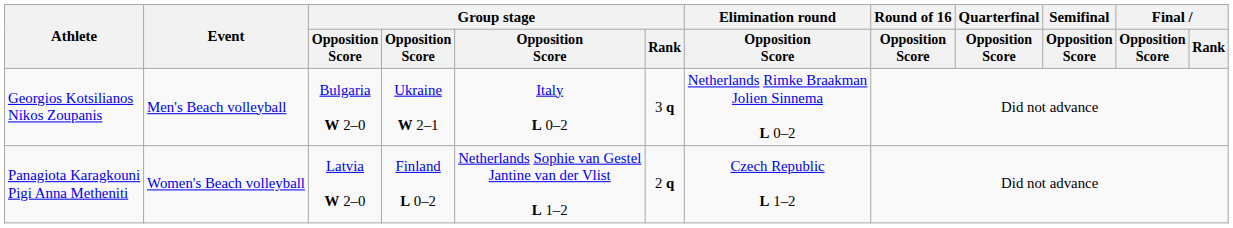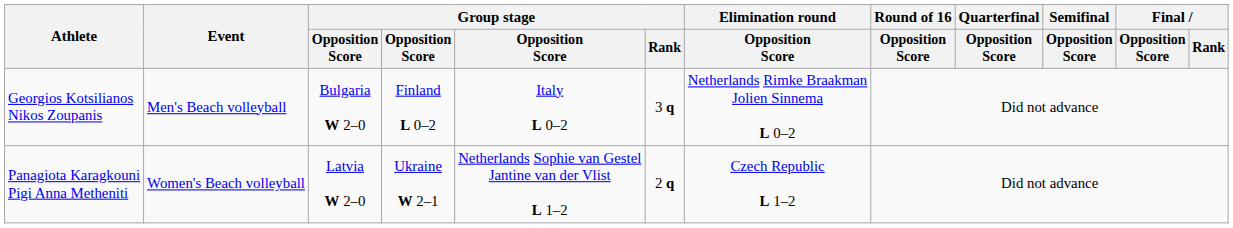(418, 107) Ukraine W 2–1 -> (418, 107) Finland L 0–2
(418, 184) Finland L 0–2 -> (418, 184) Ukraine W 2–1
